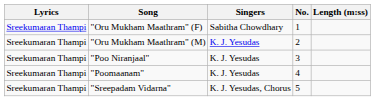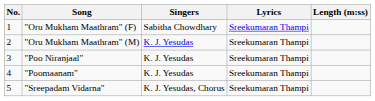columns swapped: (302, 12) <-> (46, 12)
